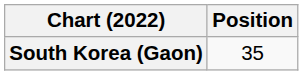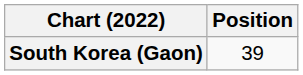(253, 53) 35 -> (253, 53) 39
